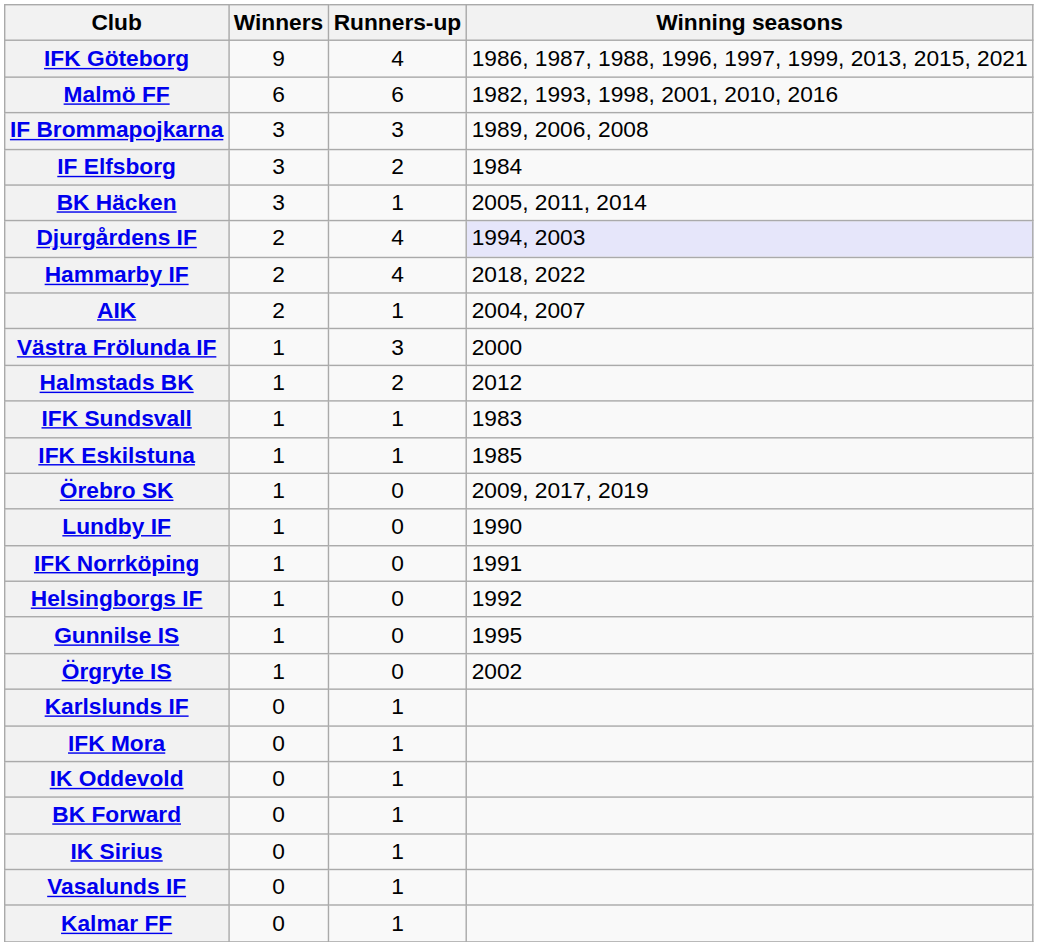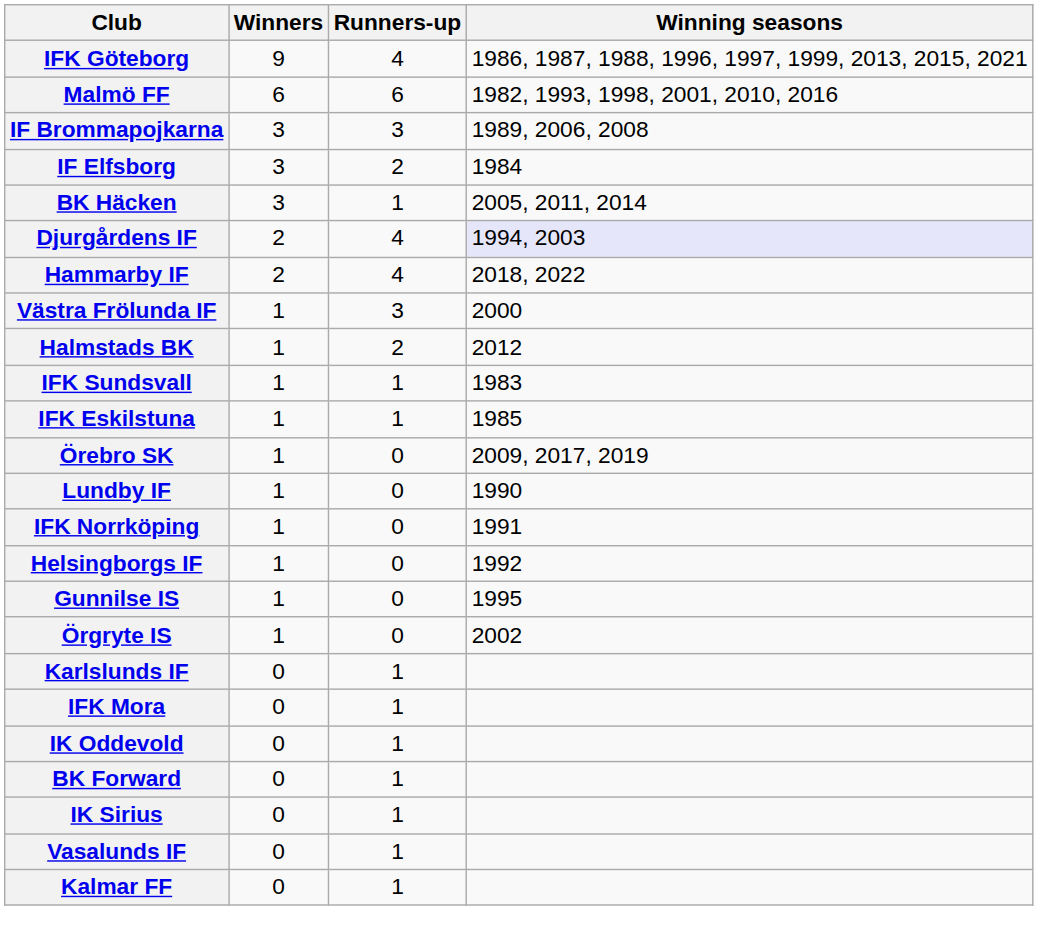- row: (117, 310)
